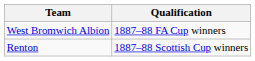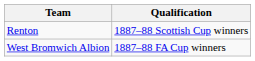rows swapped: (58, 30) <-> (23, 47)
